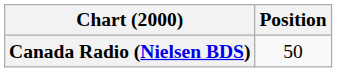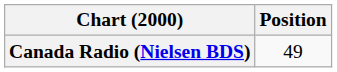(293, 50) 50 -> (293, 50) 49
